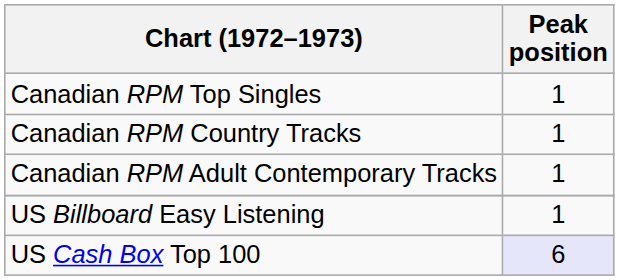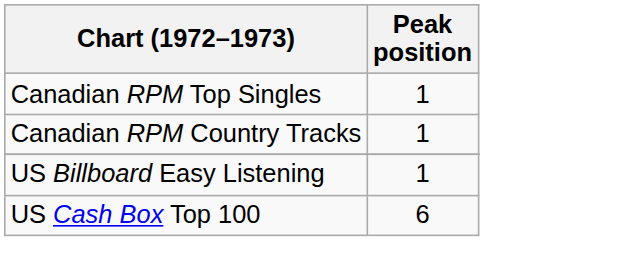- row: (254, 174)
(558, 255) lavender background -> (423, 214) no background
